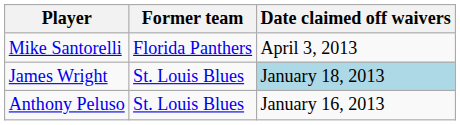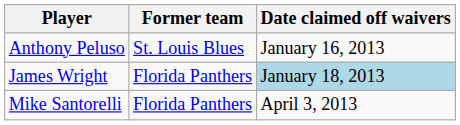rows swapped: (67, 104) <-> (65, 47)
(189, 76) St. Louis Blues -> (193, 76) Florida Panthers
